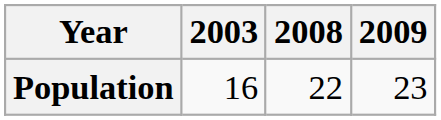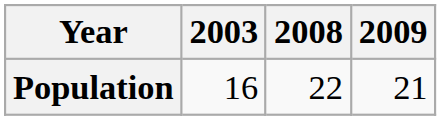(410, 86) 23 -> (410, 86) 21
